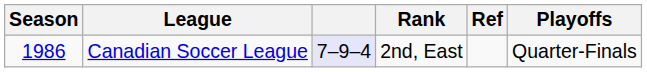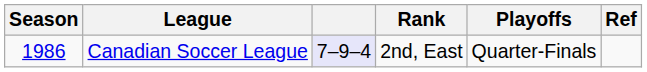columns swapped: (574, 19) <-> (487, 19)
